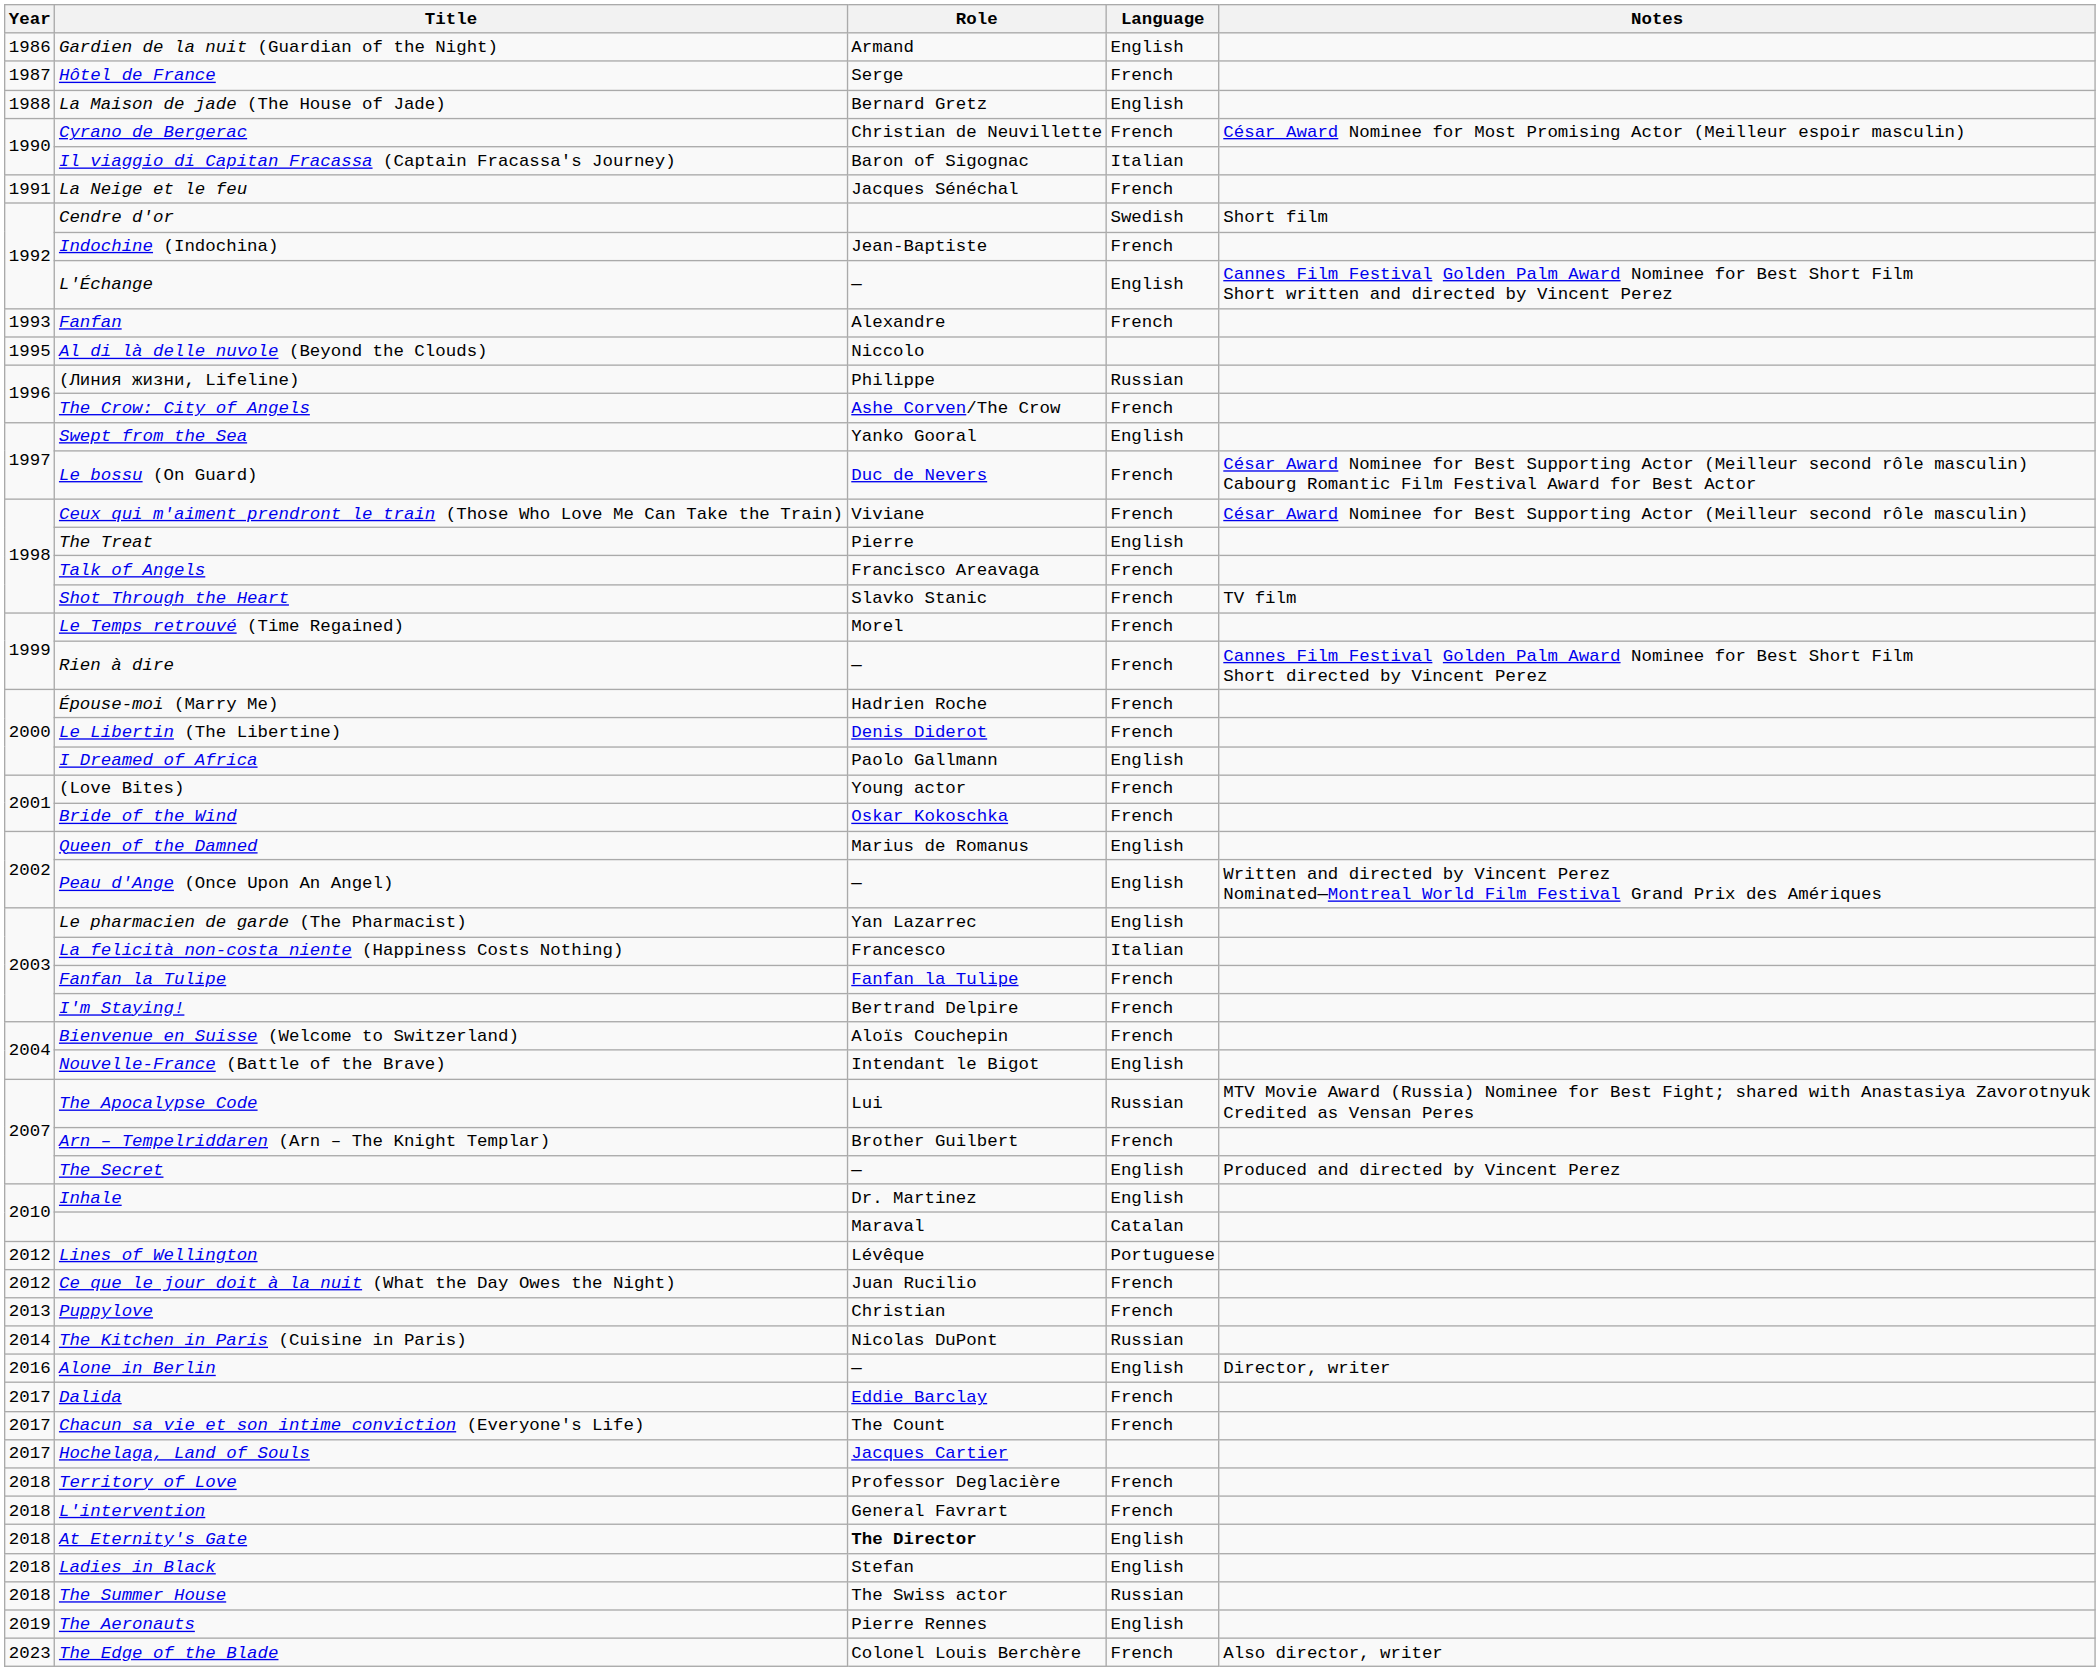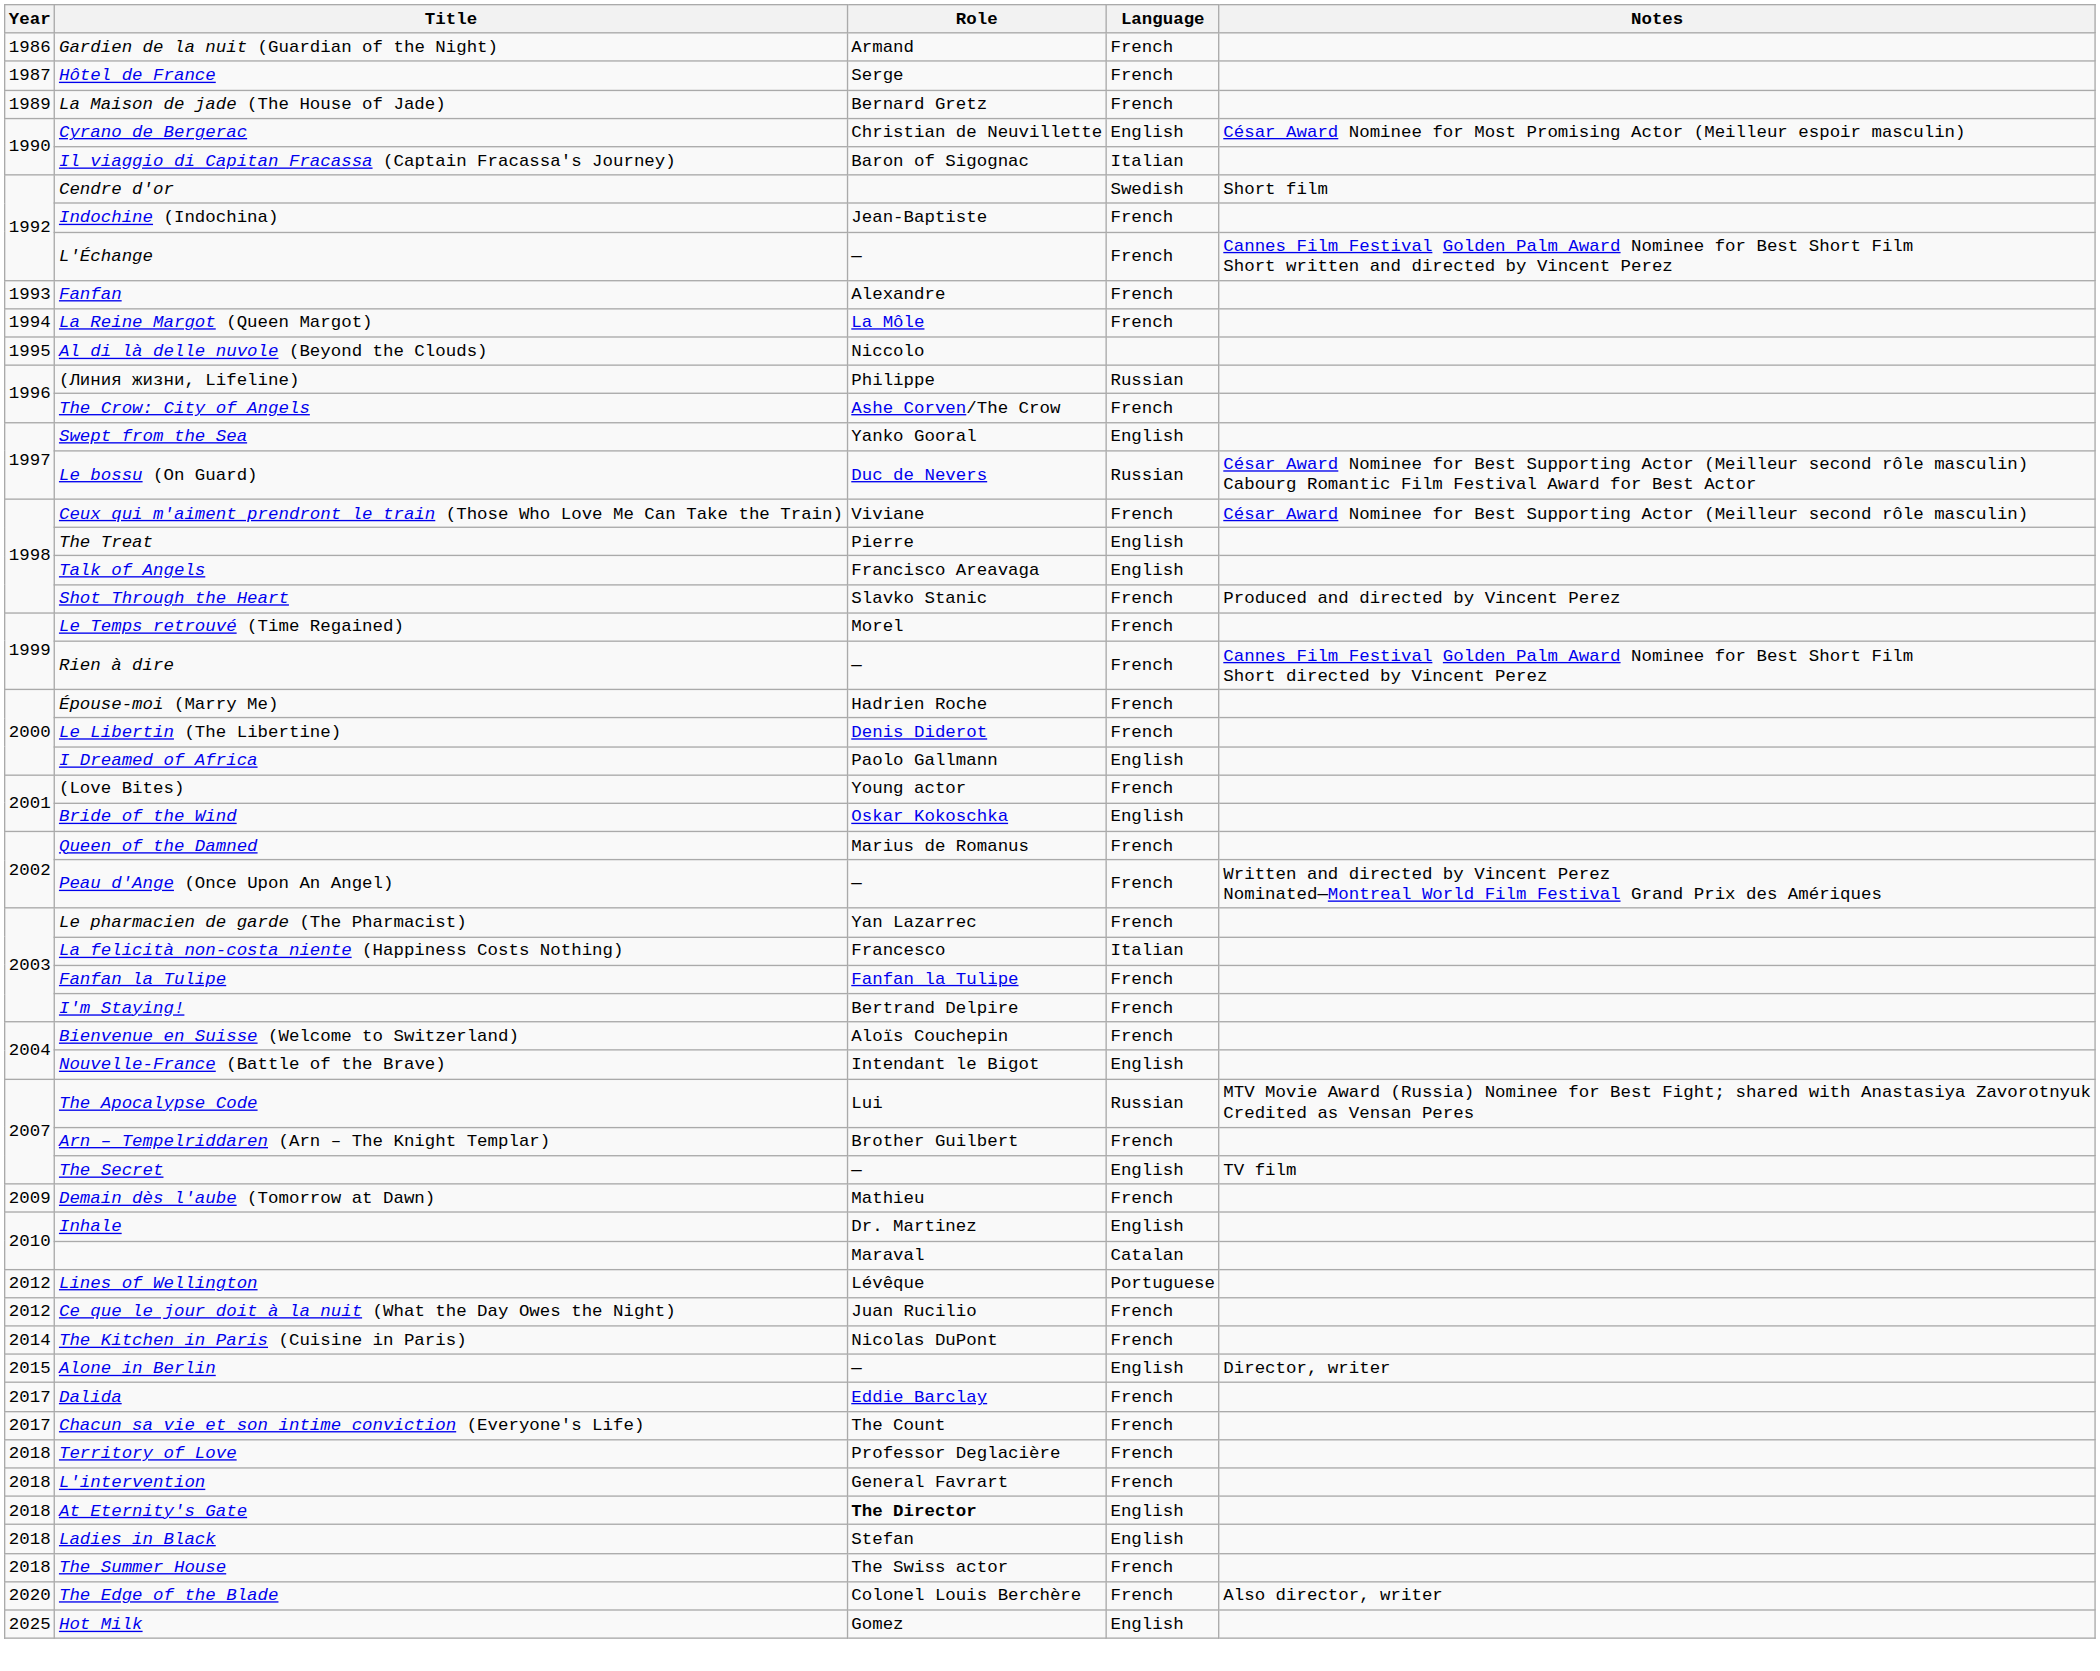(1147, 47) English -> (1142, 47) French
(30, 104) 1988 -> (30, 104) 1989
(1147, 104) English -> (1142, 104) French
(1142, 132) French -> (1147, 132) English
- row: (153, 189)
(1147, 284) English -> (1142, 256) French
+ row: (216, 323)
(1142, 475) French -> (1147, 475) Russian
(1142, 570) French -> (1147, 570) English
(1260, 598) TV film -> (1422, 598) Produced and directed by Vincent Perez
(1142, 817) French -> (1147, 817) English
(1147, 846) English -> (1142, 846) French
(1147, 884) English -> (1142, 884) French
(1147, 923) English -> (1142, 923) French
(1422, 1170) Produced and directed by Vincent Perez -> (1260, 1170) TV film
+ row: (247, 1198)
- row: (106, 1312)
(1147, 1340) Russian -> (1142, 1340) French
(30, 1369) 2016 -> (30, 1369) 2015
- row: (184, 1454)
(1147, 1596) Russian -> (1142, 1567) French
- row: (127, 1624)
(30, 1652) 2023 -> (30, 1596) 2020
+ row: (101, 1624)
